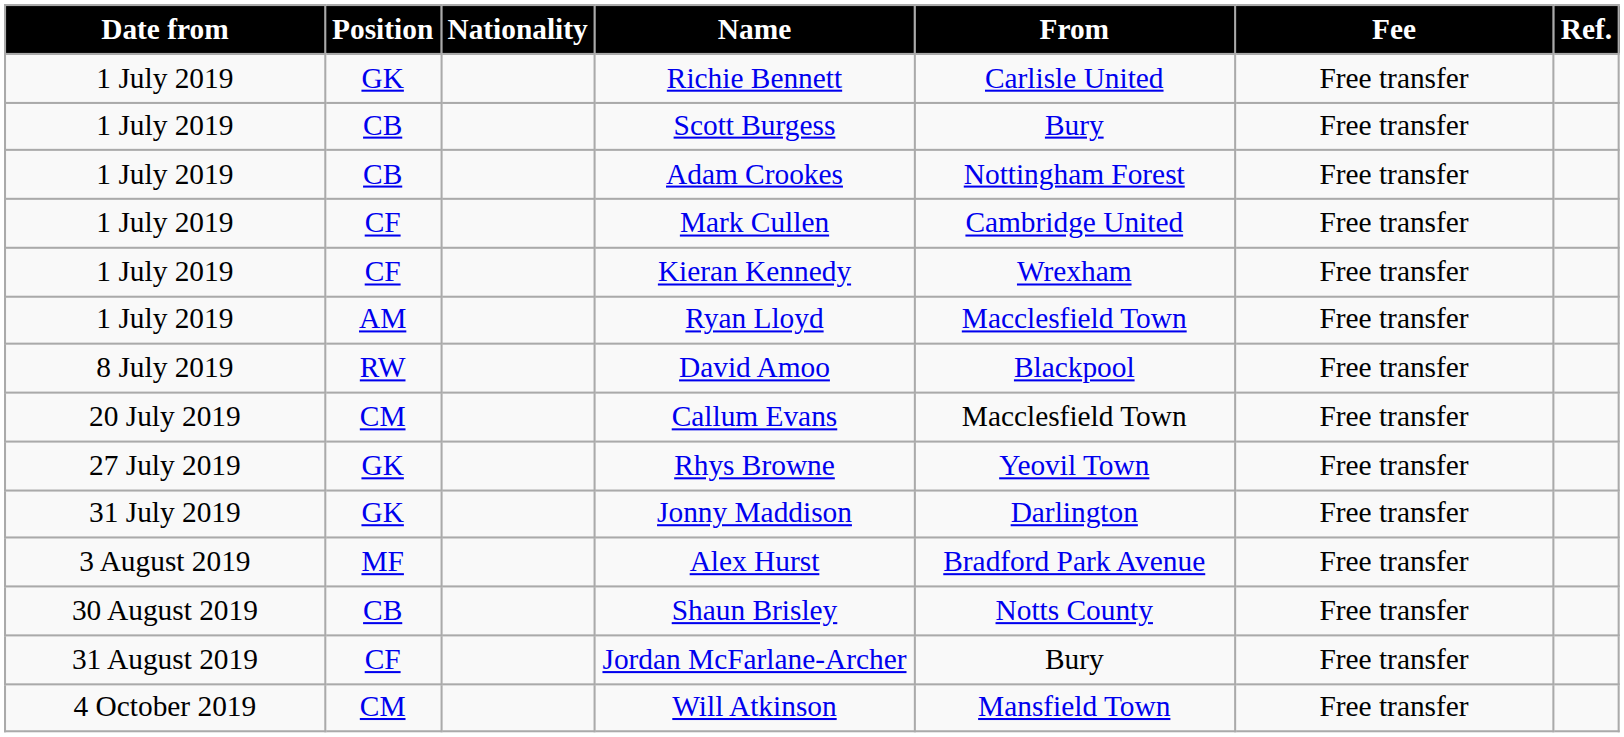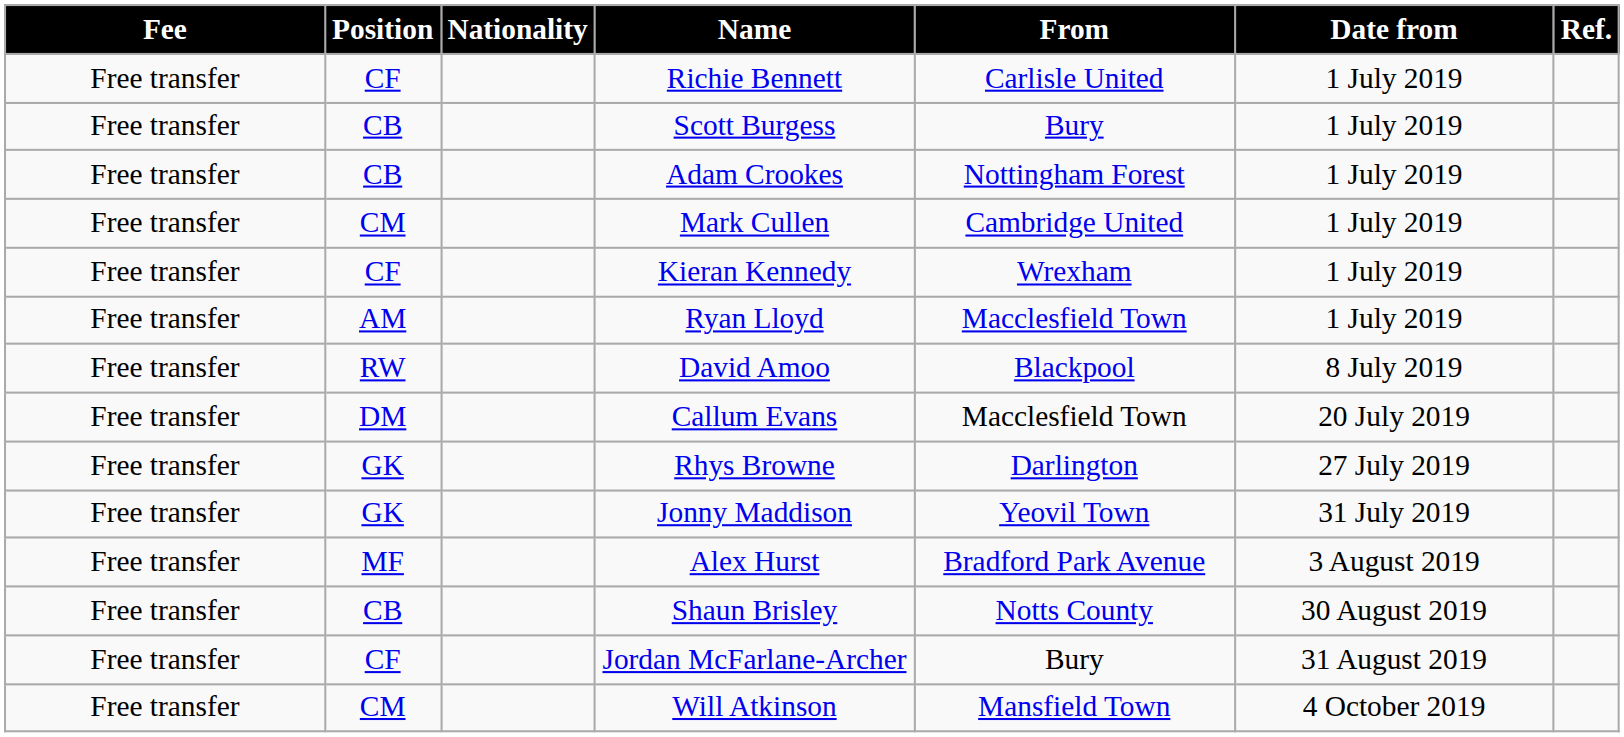columns swapped: (165, 29) <-> (1394, 29)
(383, 77) GK -> (383, 77) CF
(383, 222) CF -> (383, 222) CM
(383, 416) CM -> (383, 416) DM
(1074, 465) Yeovil Town -> (1074, 465) Darlington
(1074, 513) Darlington -> (1074, 513) Yeovil Town
